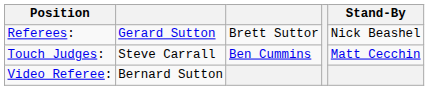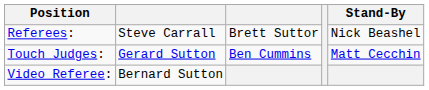(167, 35) Gerard Sutton -> (167, 35) Steve Carrall
(167, 55) Steve Carrall -> (167, 55) Gerard Sutton
